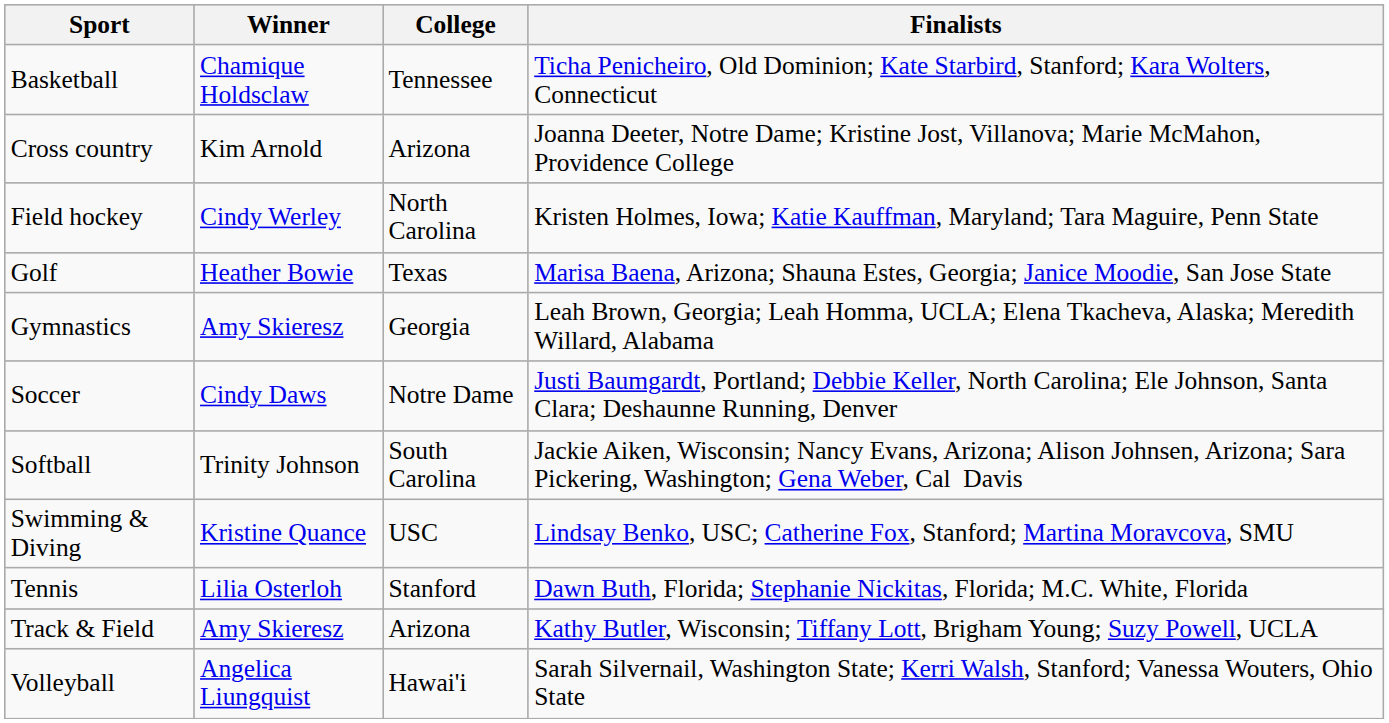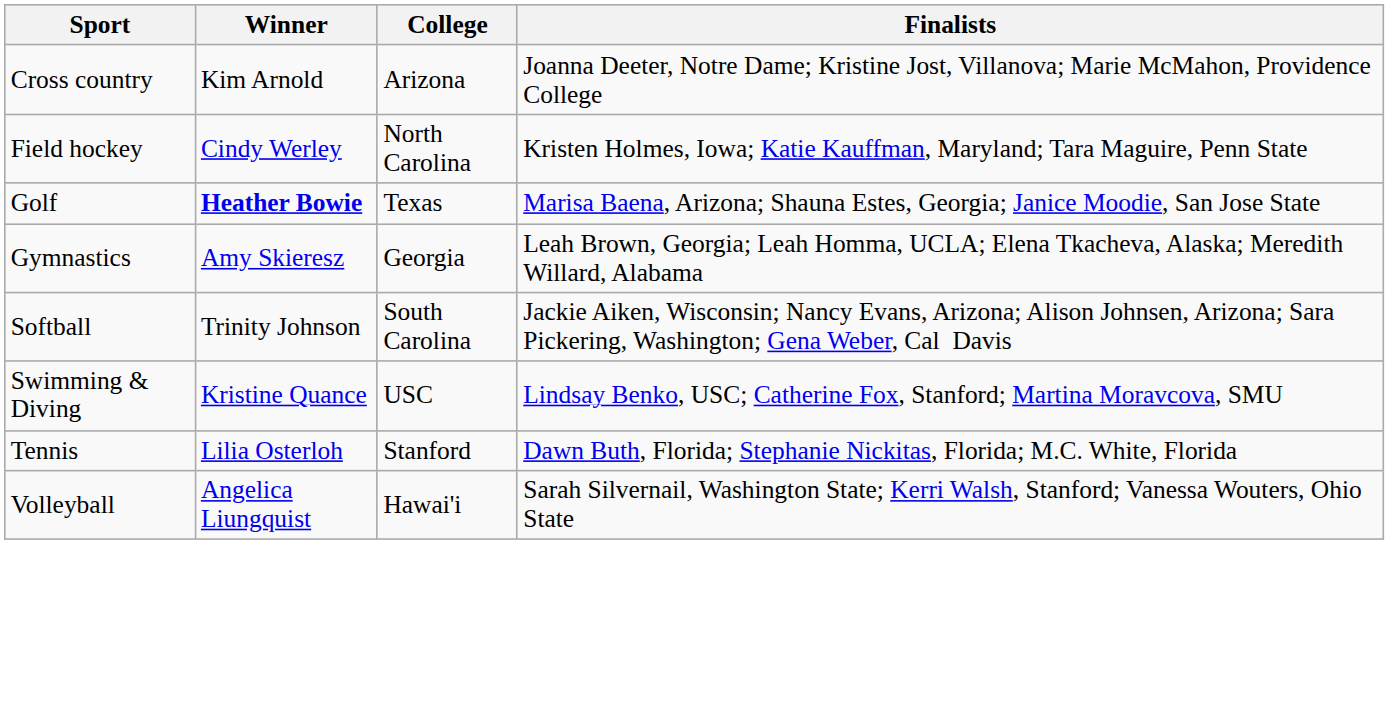- row: (64, 79)
(277, 271) normal -> (282, 202) bold
- row: (45, 395)
- row: (82, 628)
